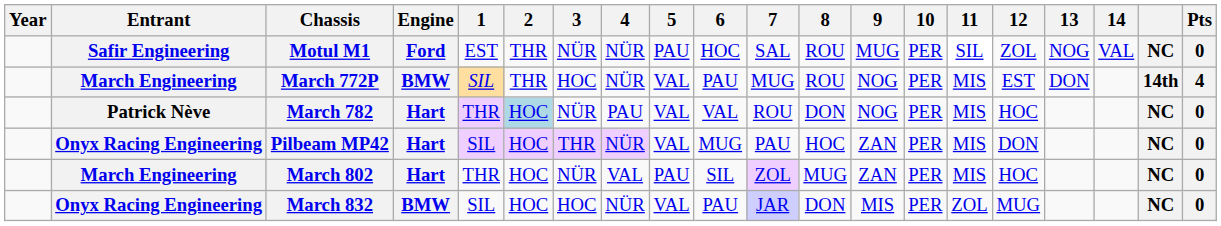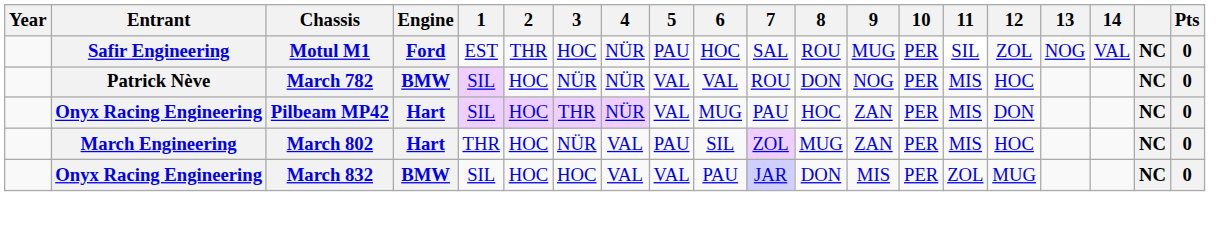(577, 51) NÜR -> (577, 51) HOC
- row: (330, 82)
(426, 112) Hart -> (426, 82) BMW
(481, 112) THR -> (481, 82) SIL
(528, 112) lightblue background -> (528, 82) no background
(625, 112) PAU -> (625, 82) NÜR
(625, 205) NÜR -> (625, 174) VAL
